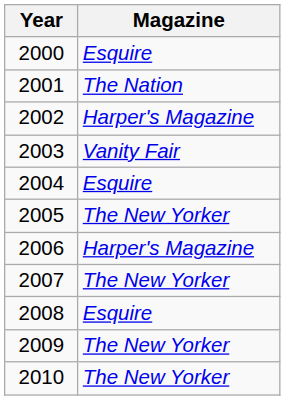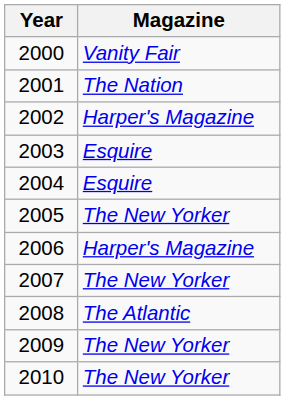(118, 53) Esquire -> (131, 53) Vanity Fair
(131, 150) Vanity Fair -> (118, 150) Esquire
(118, 313) Esquire -> (136, 313) The Atlantic
